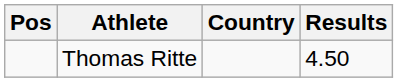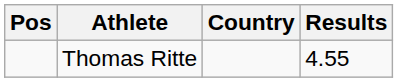(327, 58) 4.50 -> (327, 58) 4.55
